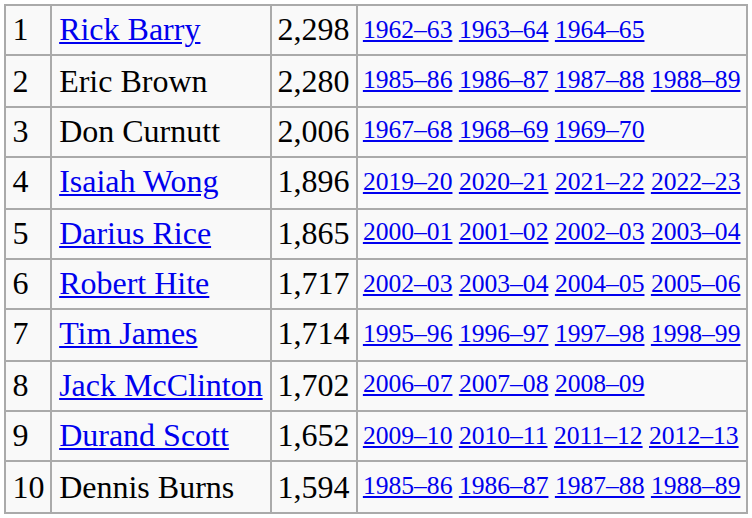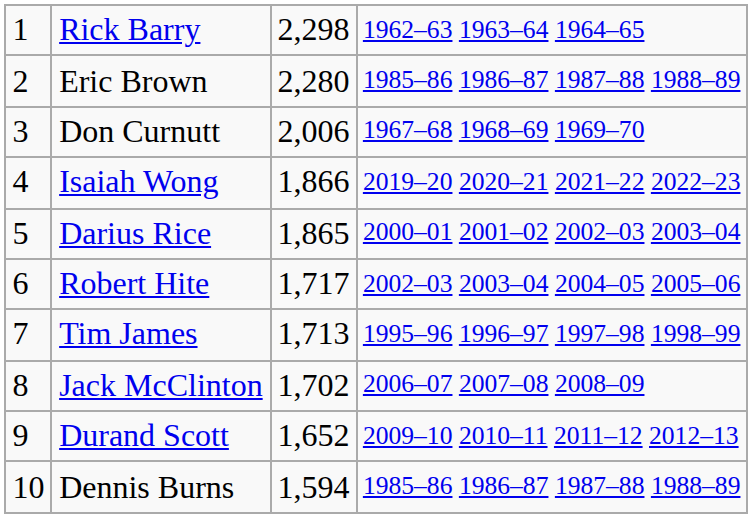(313, 182) 1,896 -> (313, 182) 1,866
(313, 334) 1,714 -> (313, 334) 1,713
